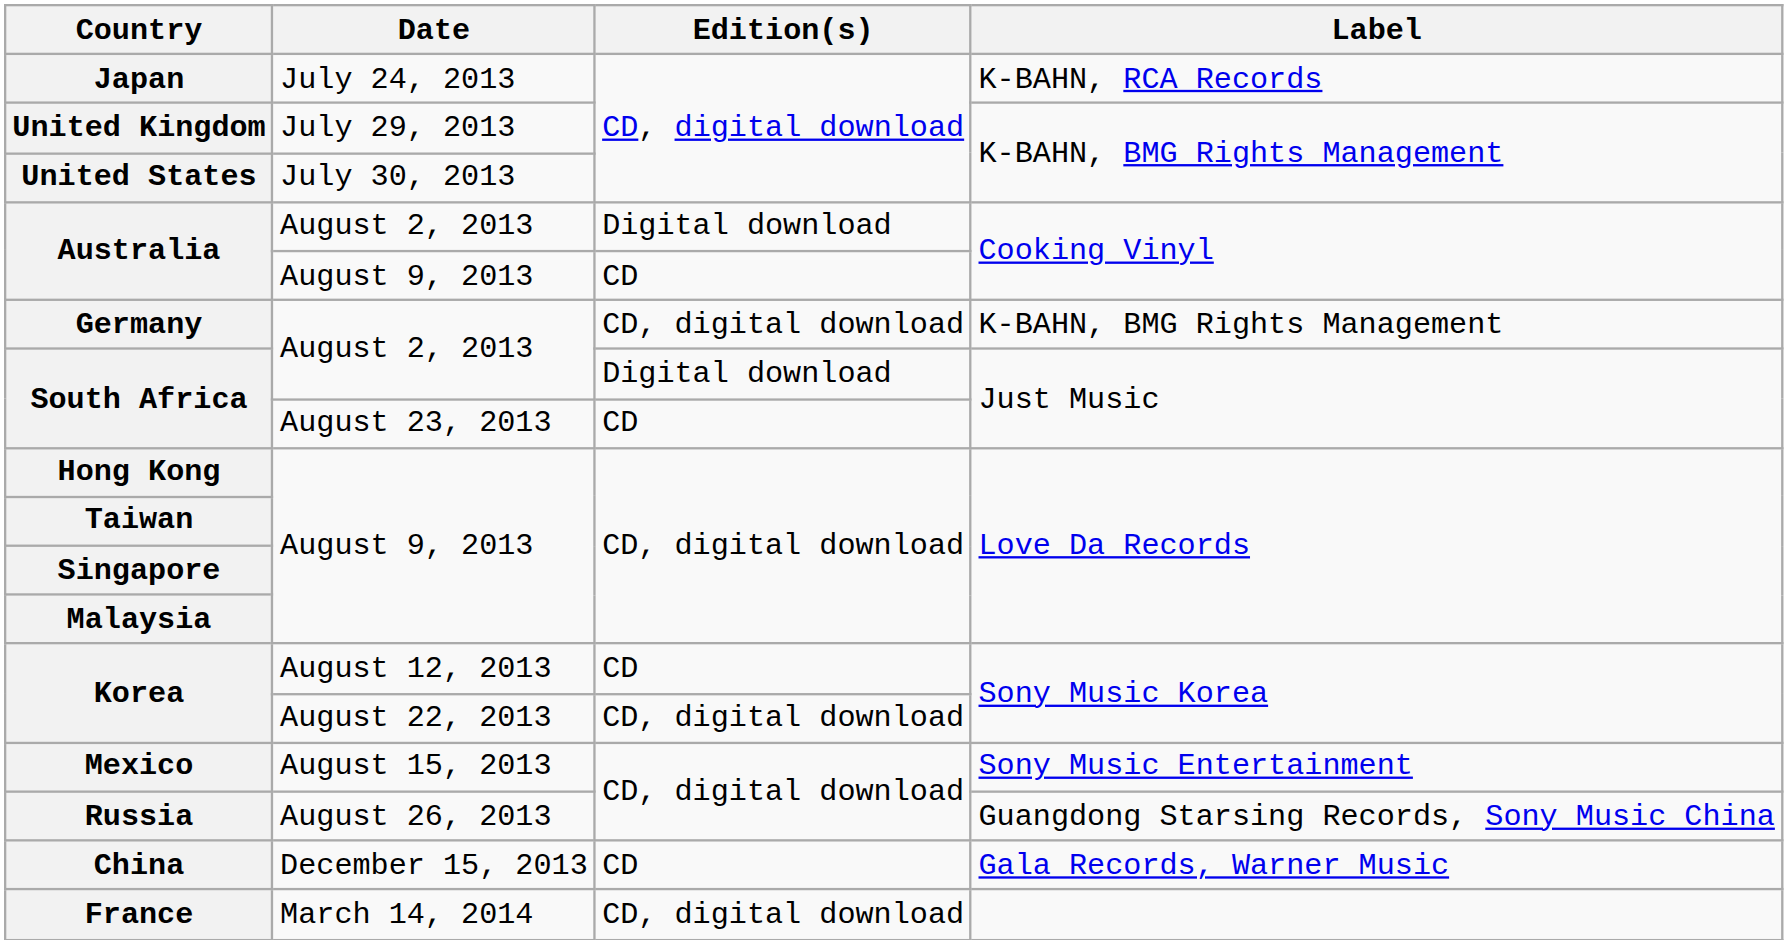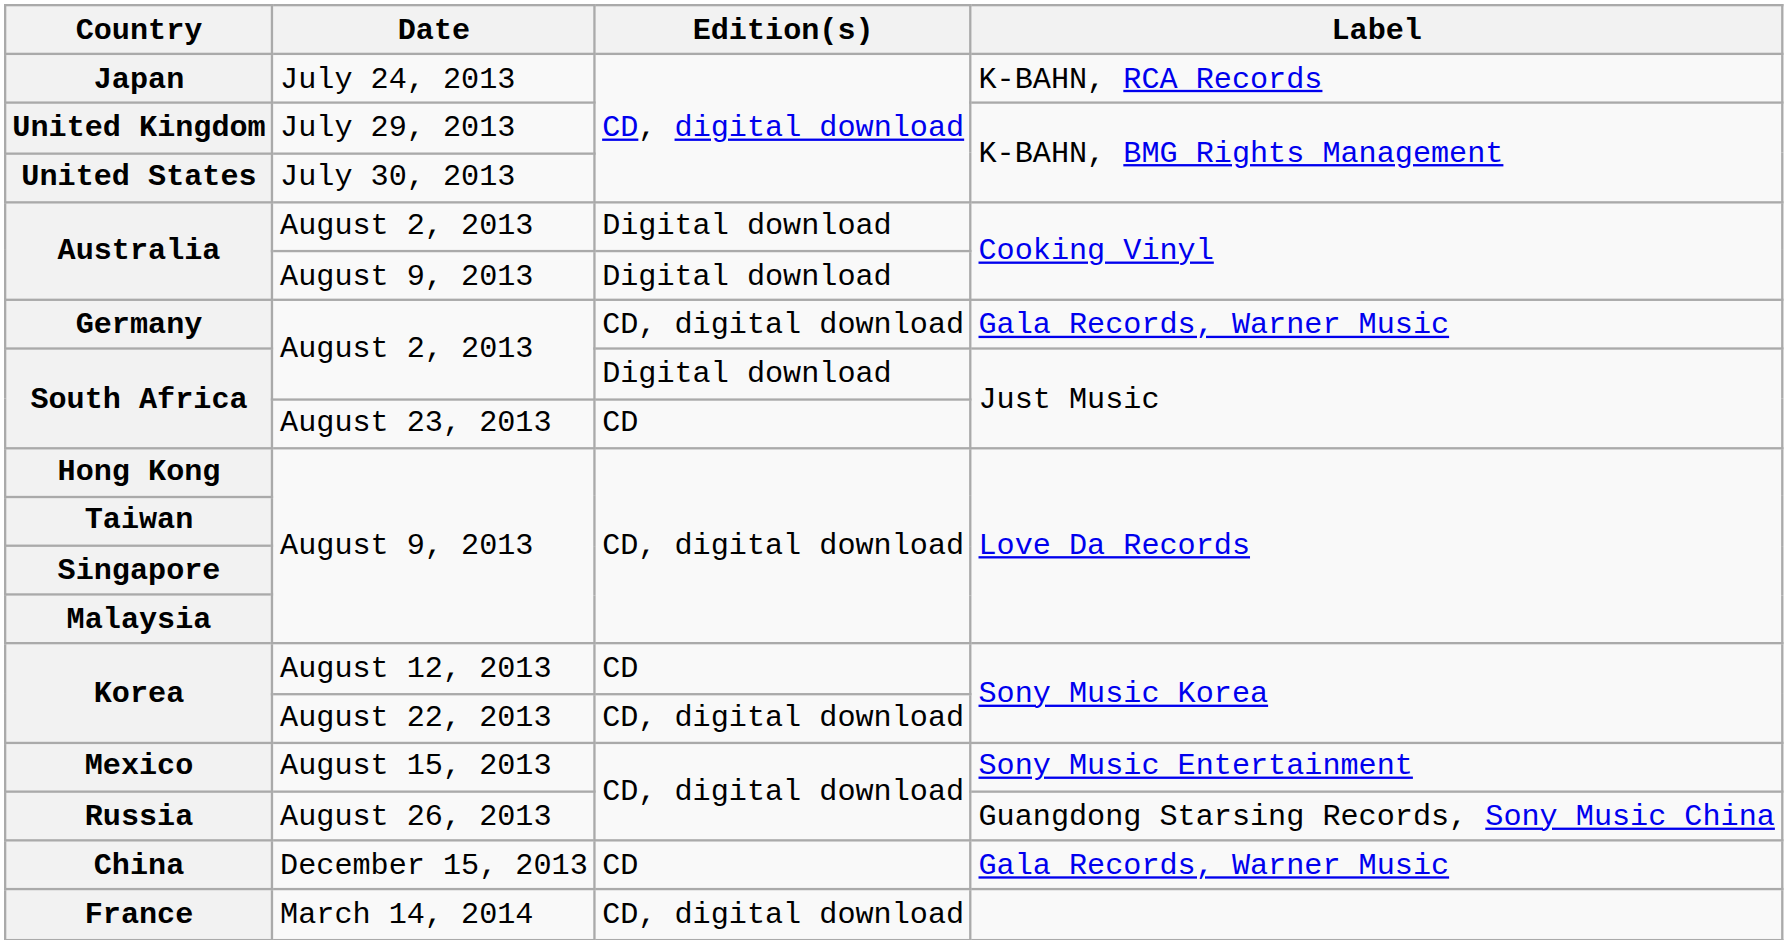(620, 276) CD -> (747, 276) Digital download
(1241, 325) K-BAHN, BMG Rights Management -> (1214, 325) Gala Records, Warner Music
